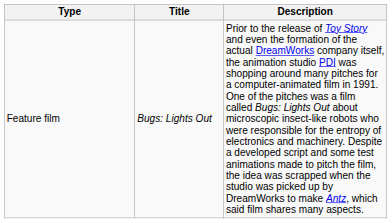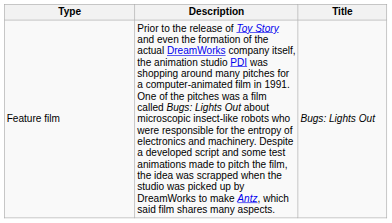columns swapped: (179, 12) <-> (305, 12)
